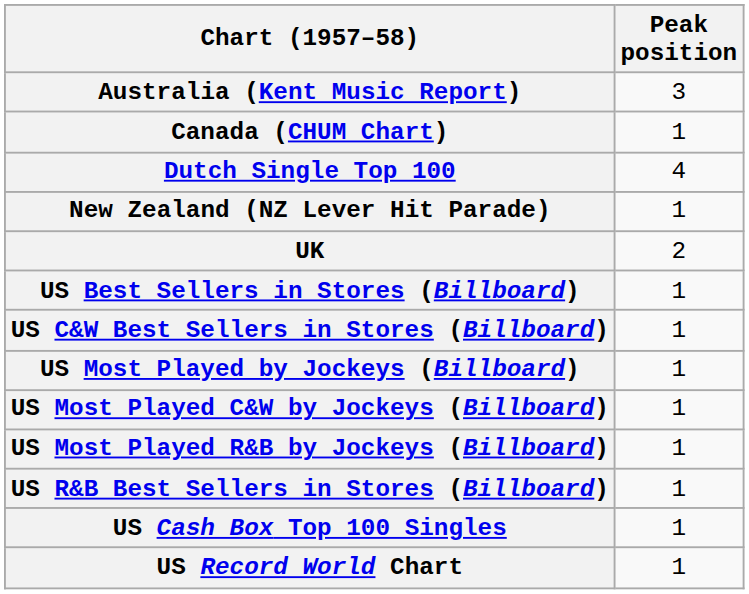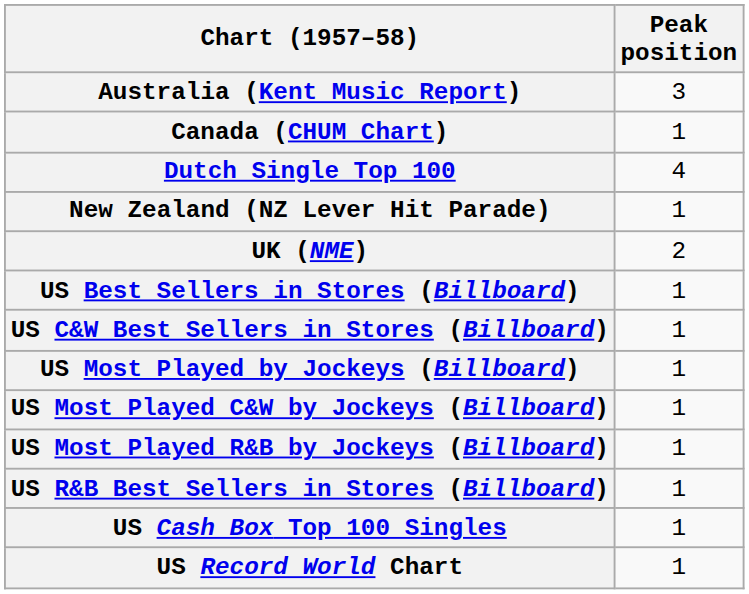- row: (310, 251)
+ row: (310, 251)
